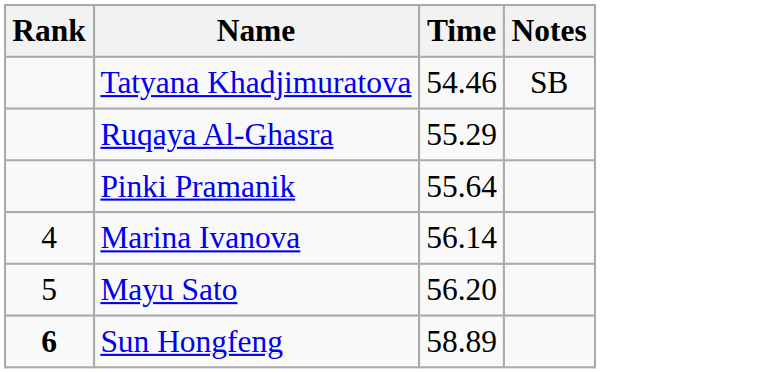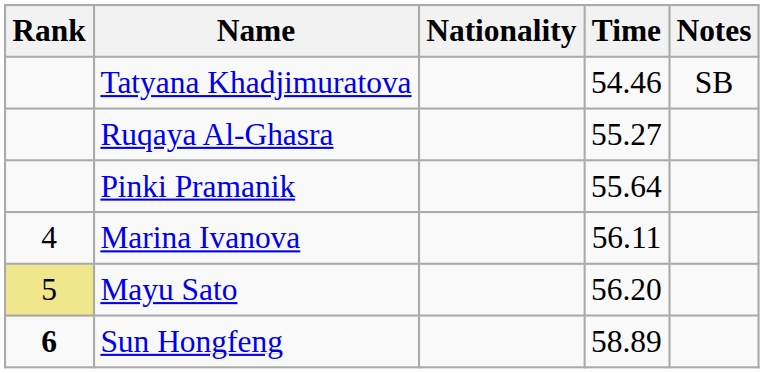+ column: (501, 30)
(462, 134) 55.29 -> (626, 134) 55.27
(462, 238) 56.14 -> (626, 238) 56.11
(49, 290) no background -> (49, 290) khaki background
